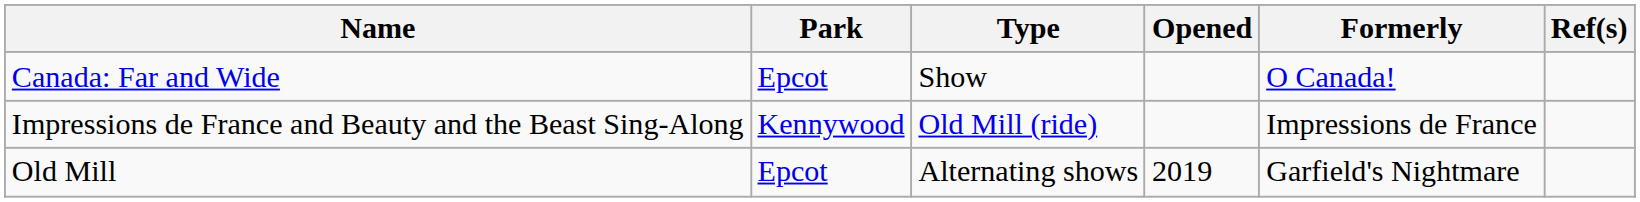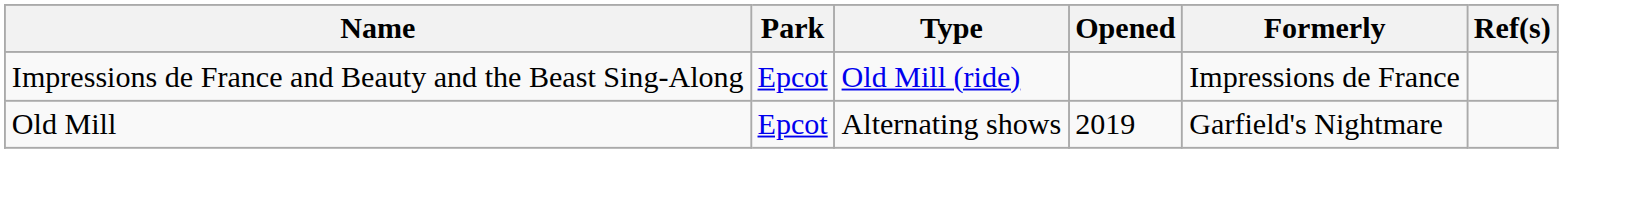- row: (146, 76)
(831, 123) Kennywood -> (793, 76) Epcot
